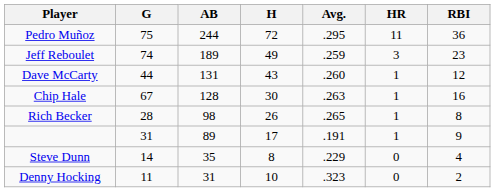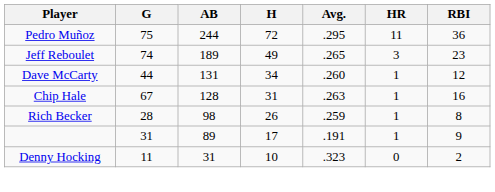(334, 55) .259 -> (334, 55) .265
(271, 75) 43 -> (271, 75) 34
(271, 95) 30 -> (271, 95) 31
(334, 116) .265 -> (334, 116) .259
- row: (60, 156)
